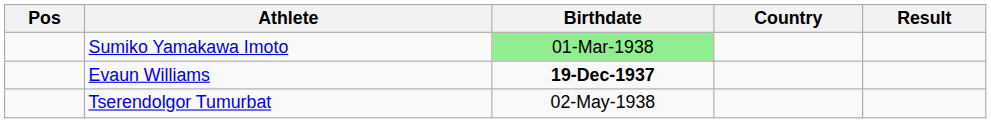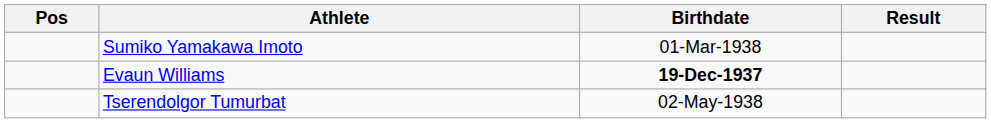- column: (788, 18)
(603, 46) lightgreen background -> (710, 46) no background
